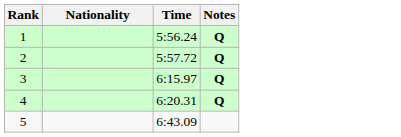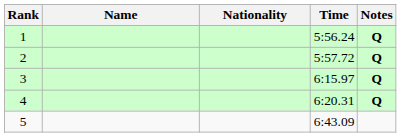+ column: (121, 15)
